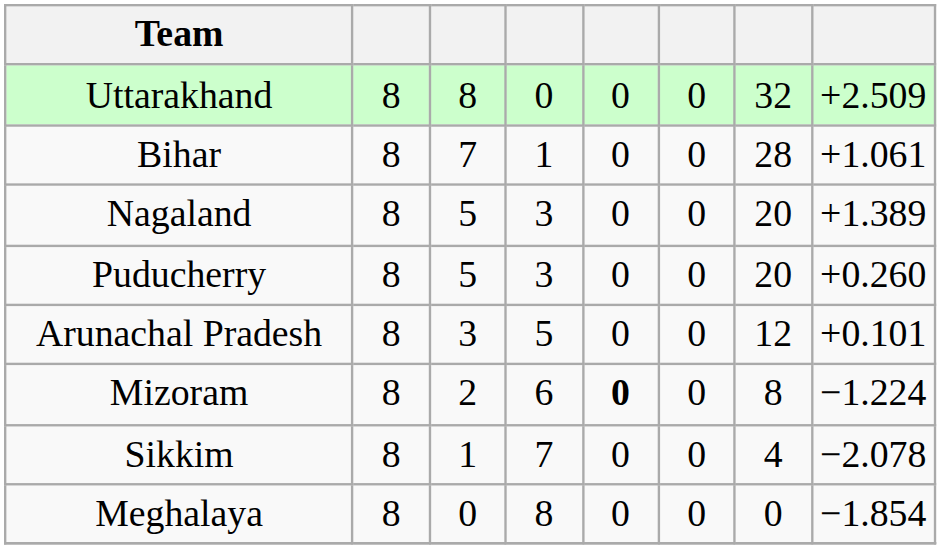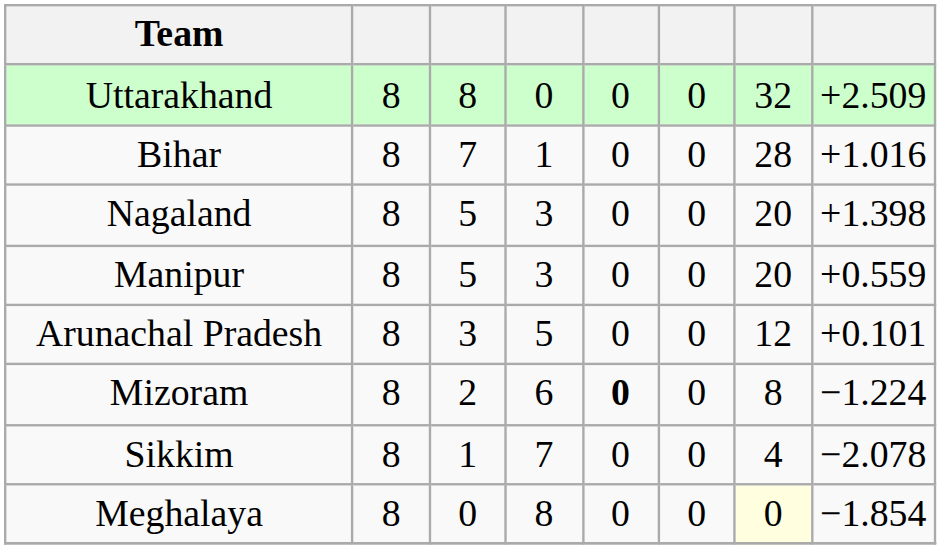(873, 154) +1.061 -> (873, 154) +1.016
(873, 214) +1.389 -> (873, 214) +1.398
+ row: (179, 273)
- row: (179, 273)
(773, 513) no background -> (773, 513) lightyellow background
